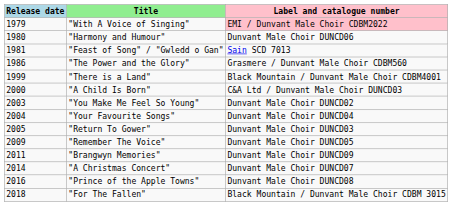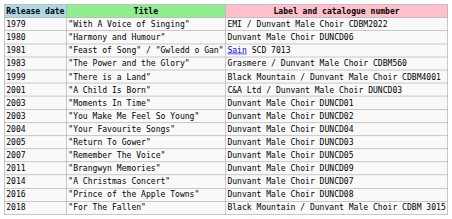(307, 24) pink background -> (307, 24) no background
(16, 63) 1986 -> (16, 63) 1983
(16, 90) 2000 -> (16, 90) 2001
+ row: (110, 103)
(16, 142) 2009 -> (16, 155) 2007
